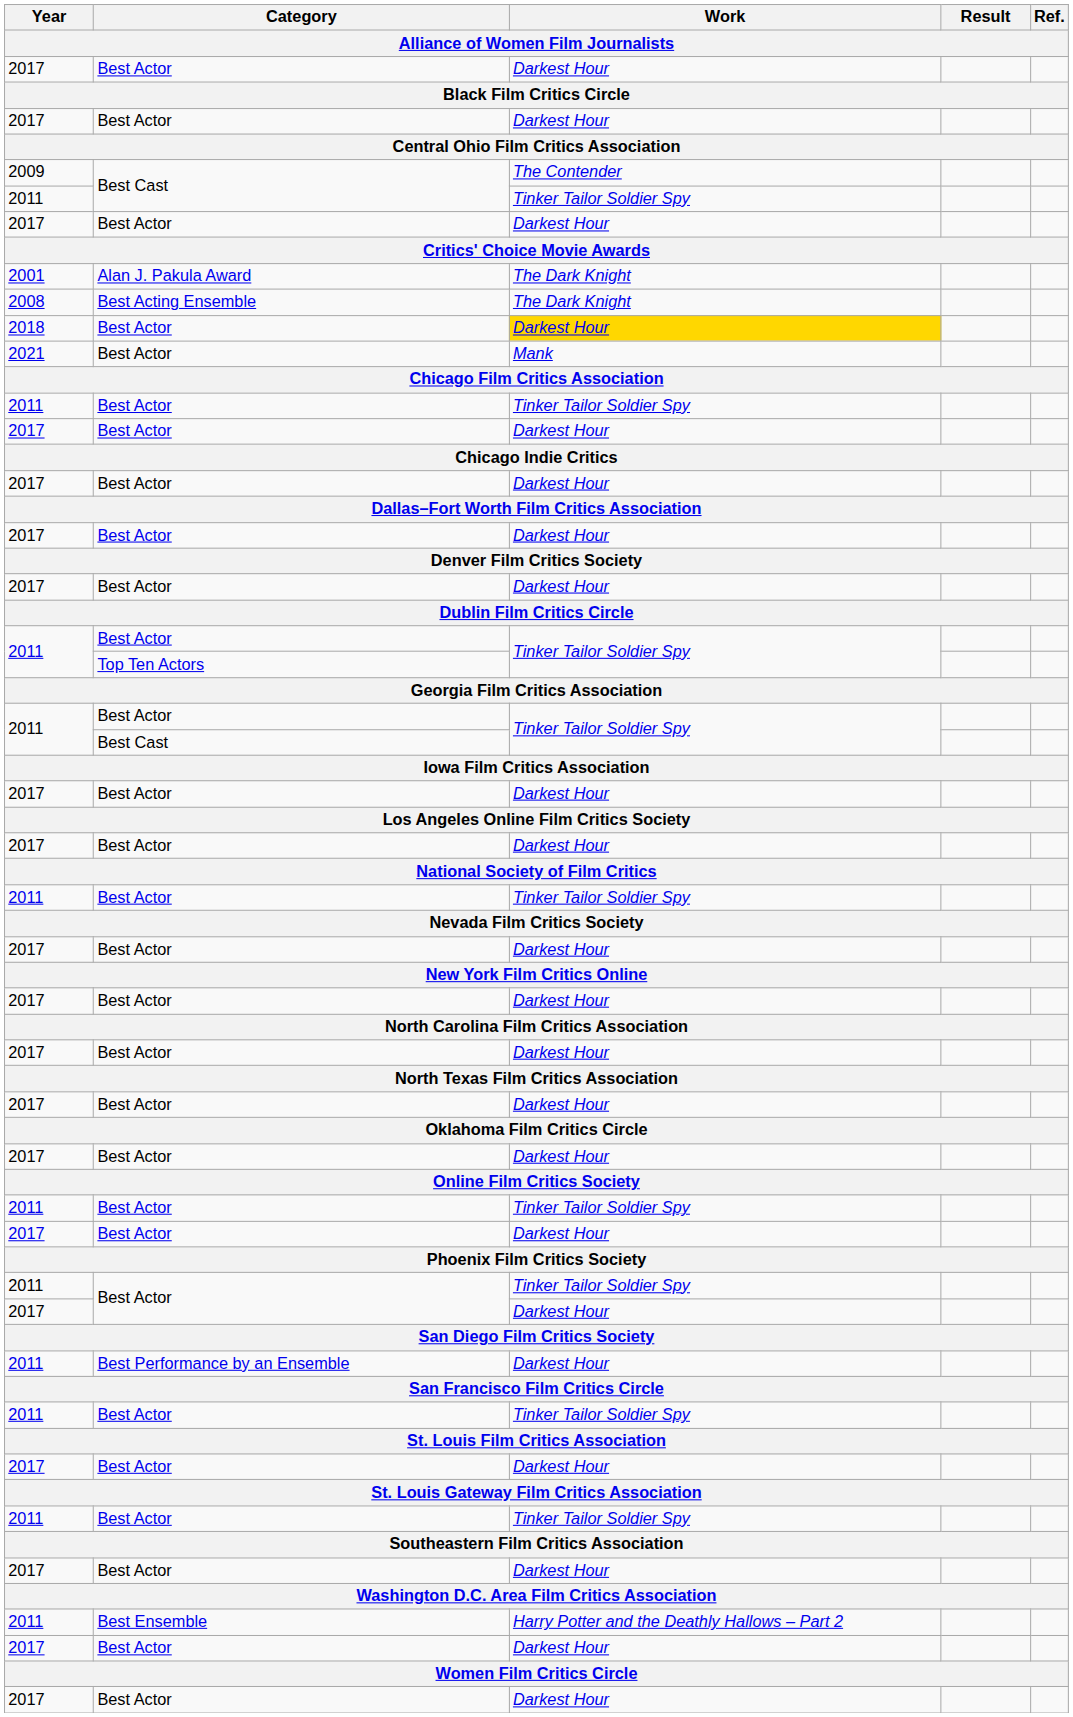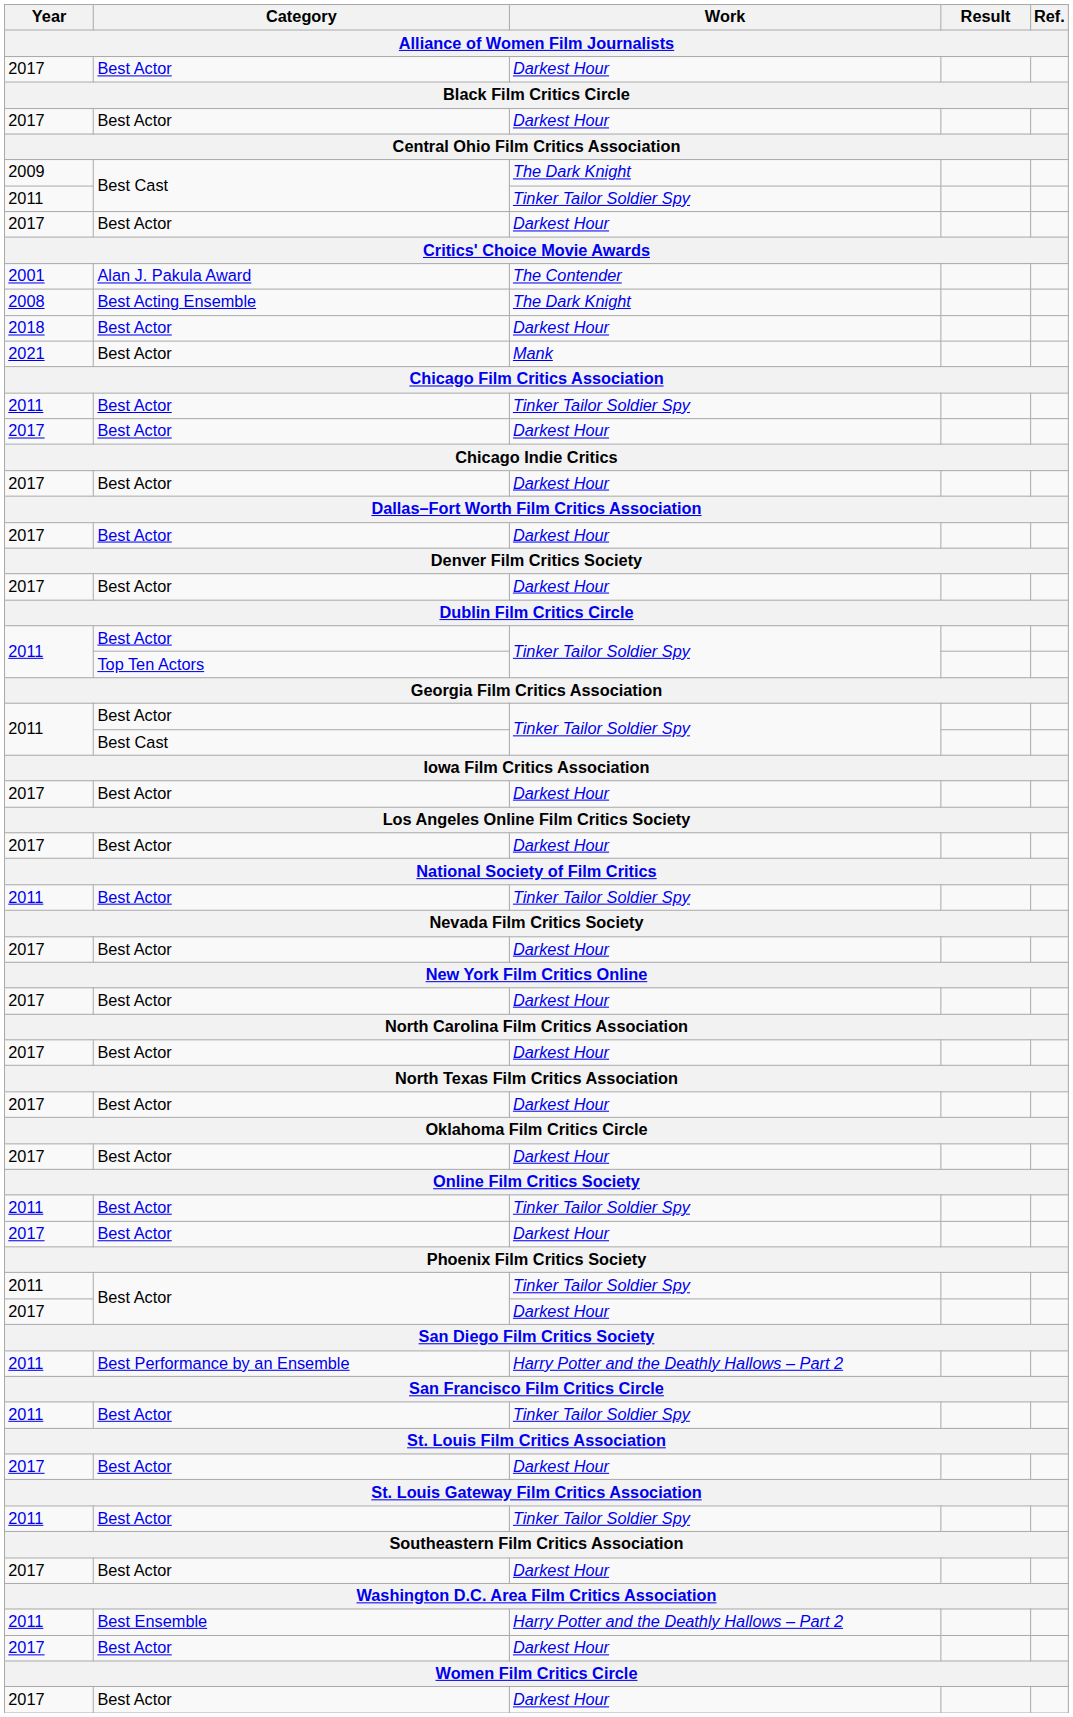(567, 172) The Contender -> (572, 172) The Dark Knight
(572, 276) The Dark Knight -> (567, 276) The Contender
(561, 328) gold background -> (561, 328) no background
(561, 1363) Darkest Hour -> (678, 1363) Harry Potter and the Deathly Hallows – Part 2
